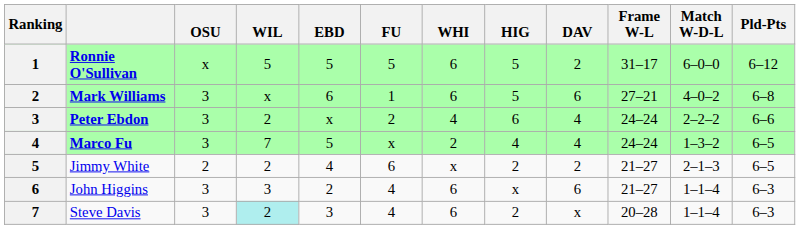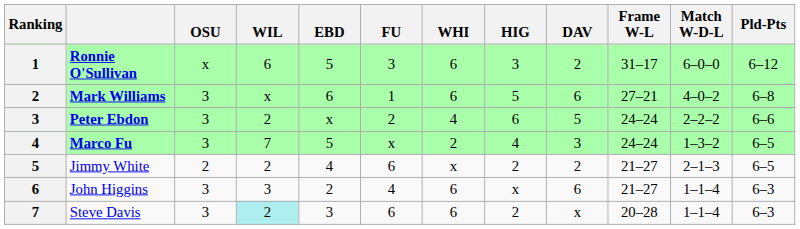(267, 64) 5 -> (267, 64) 6
(391, 64) 5 -> (391, 64) 3
(515, 64) 5 -> (515, 64) 3
(577, 119) 4 -> (577, 119) 5
(577, 142) 4 -> (577, 142) 3
(391, 212) 4 -> (391, 212) 6
